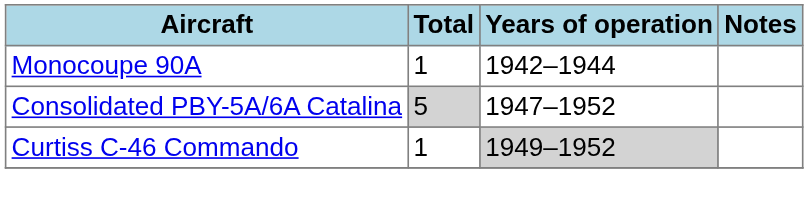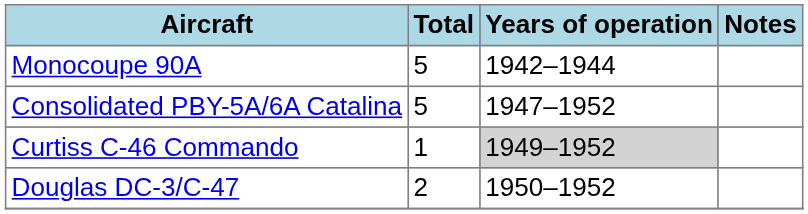(421, 65) 1 -> (421, 65) 5
(421, 106) lightgrey background -> (421, 106) no background
+ row: (125, 187)
